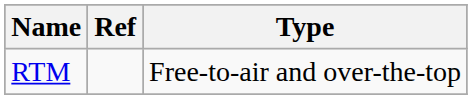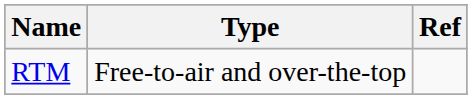columns swapped: (305, 26) <-> (115, 26)
